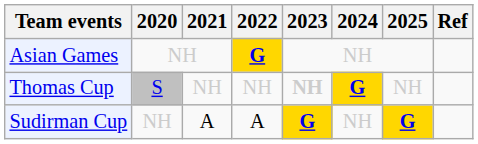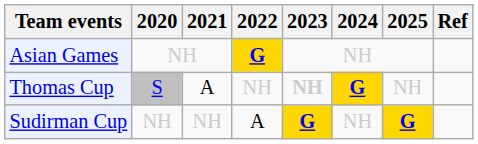(207, 88) NH -> (207, 88) A
(207, 122) A -> (207, 122) NH
